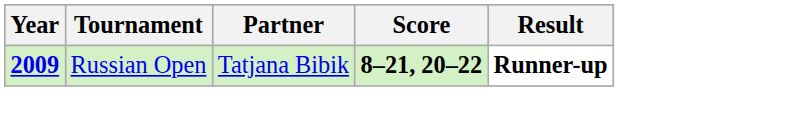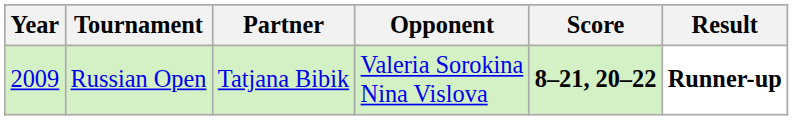+ column: (442, 24)
(35, 65) bold -> (35, 79) normal
